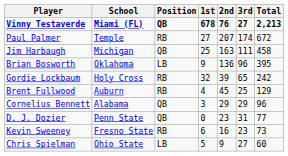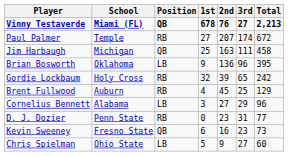(162, 104) QB -> (162, 104) LB
(224, 104) 29 -> (224, 104) 27
(162, 118) QB -> (162, 118) RB
(162, 131) RB -> (162, 131) QB
